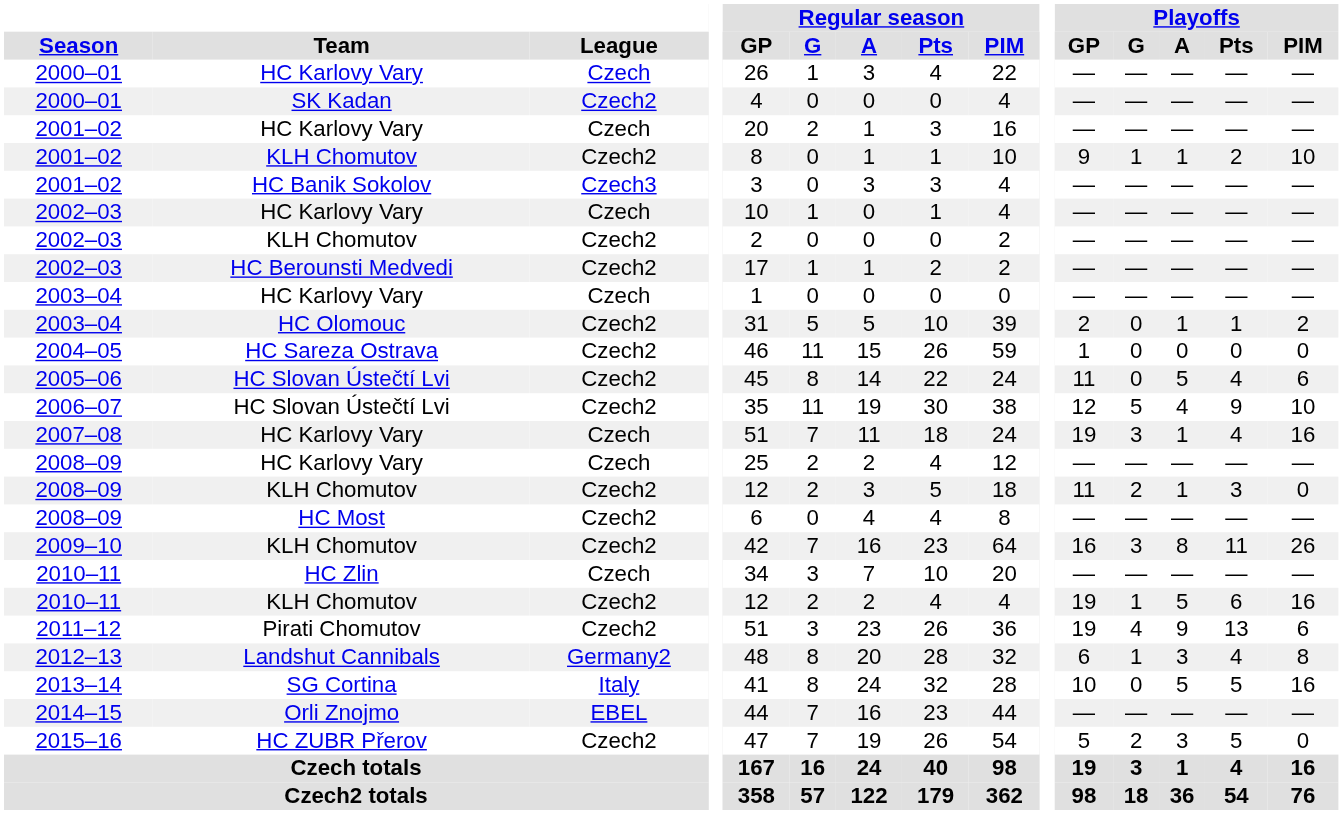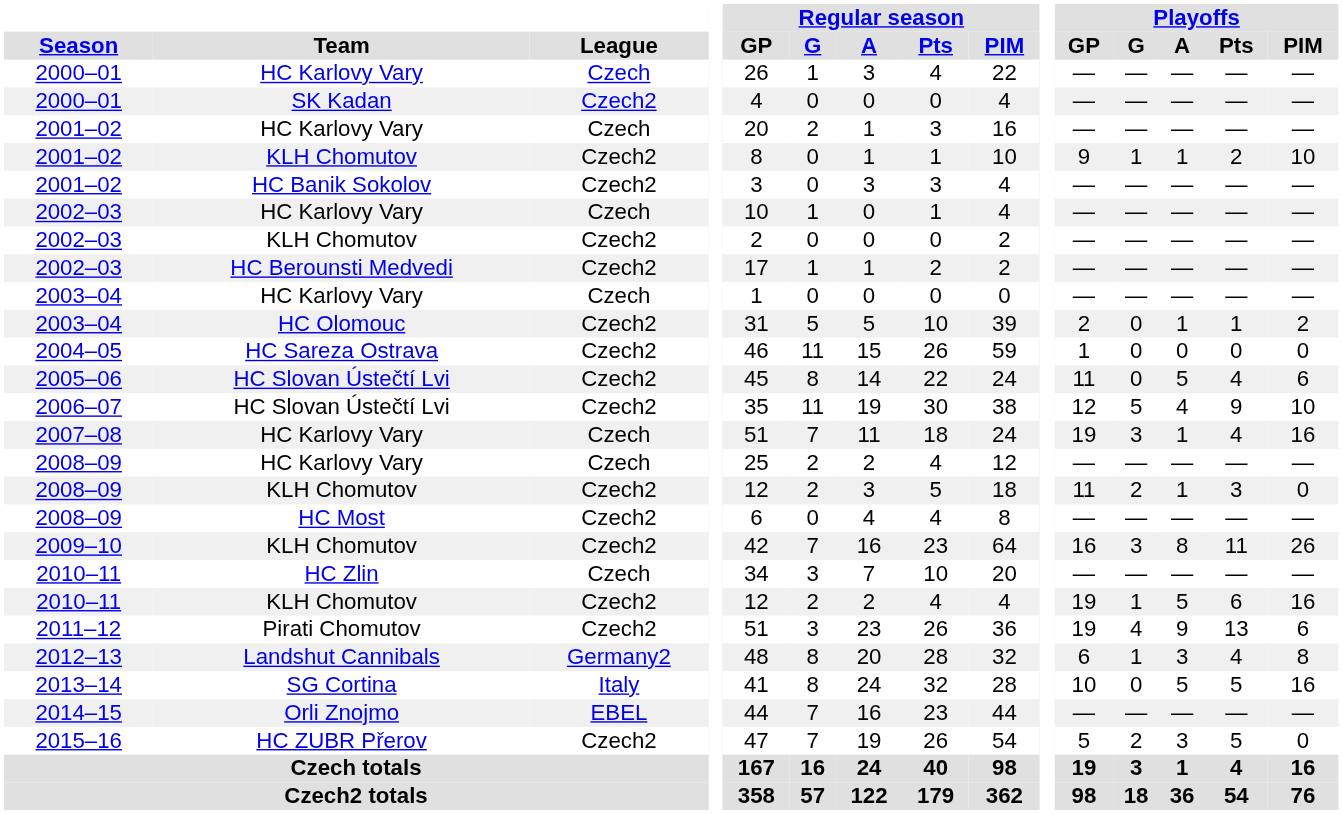(619, 184) Czech3 -> (619, 184) Czech2
